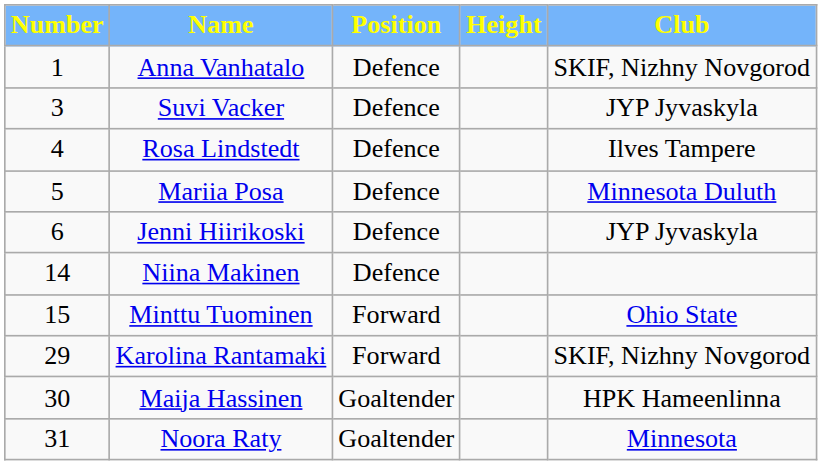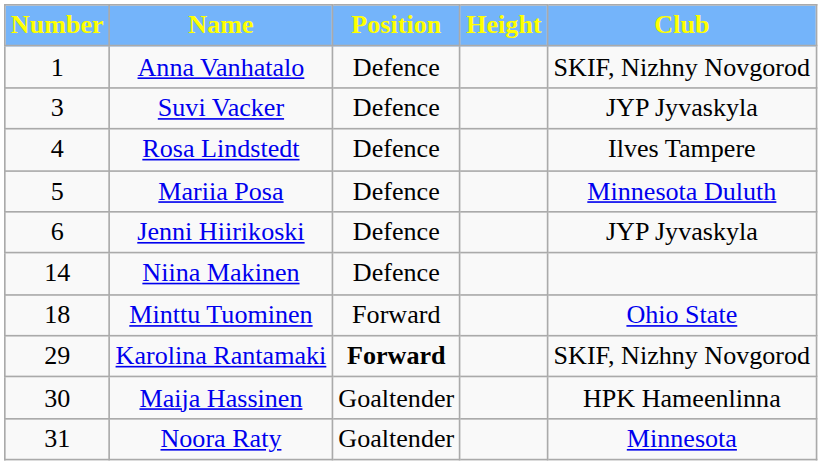(57, 314) 15 -> (57, 314) 18
(396, 356) normal -> (396, 356) bold
